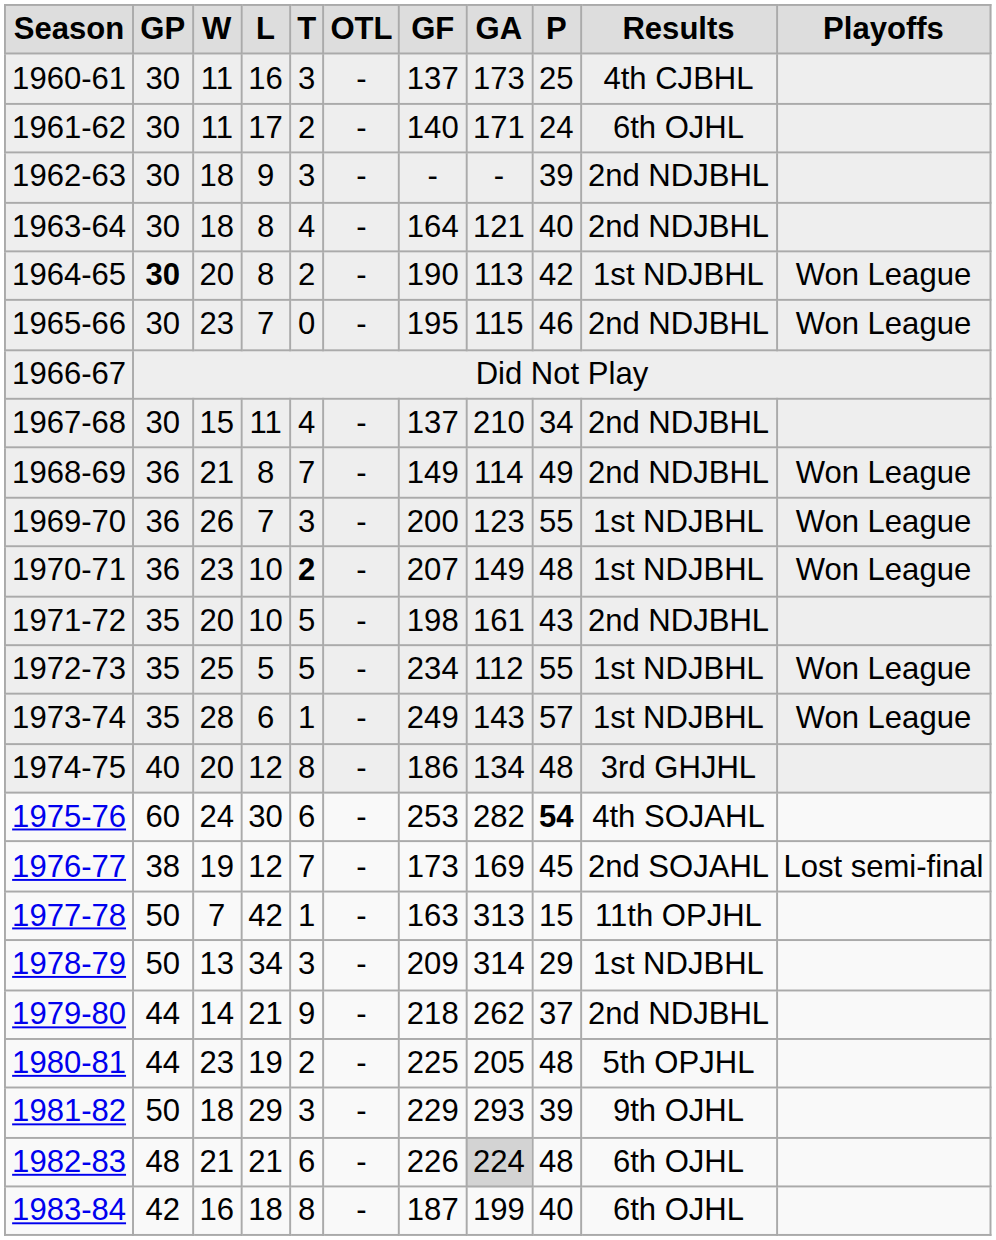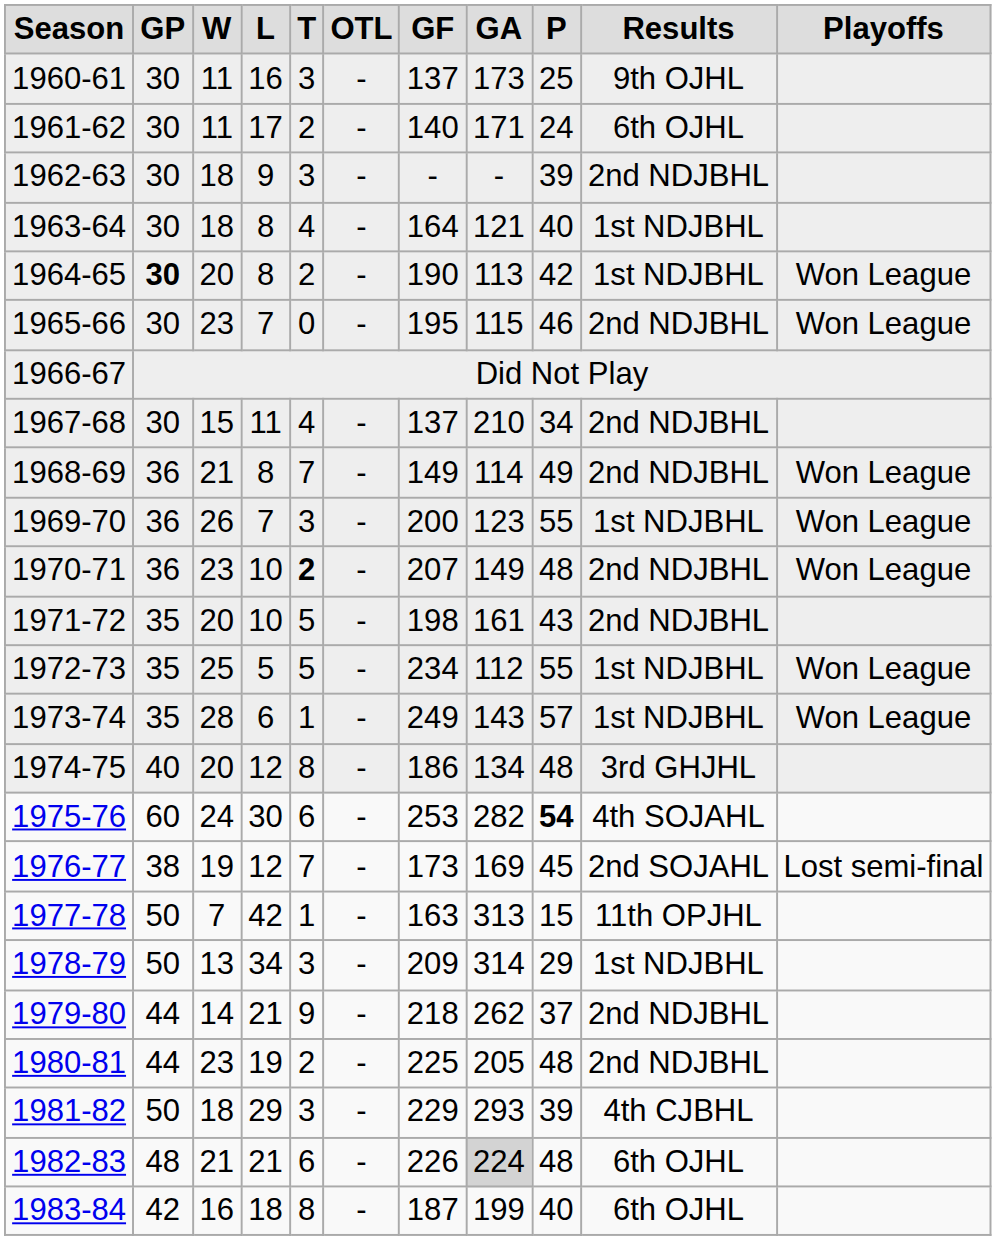(678, 78) 4th CJBHL -> (678, 78) 9th OJHL
(678, 226) 2nd NDJBHL -> (678, 226) 1st NDJBHL
(678, 570) 1st NDJBHL -> (678, 570) 2nd NDJBHL
(678, 1062) 5th OPJHL -> (678, 1062) 2nd NDJBHL
(678, 1112) 9th OJHL -> (678, 1112) 4th CJBHL
